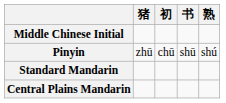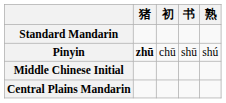rows swapped: (69, 34) <-> (69, 70)
(144, 52) normal -> (145, 52) bold
